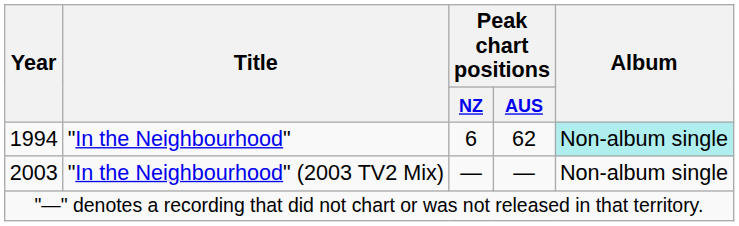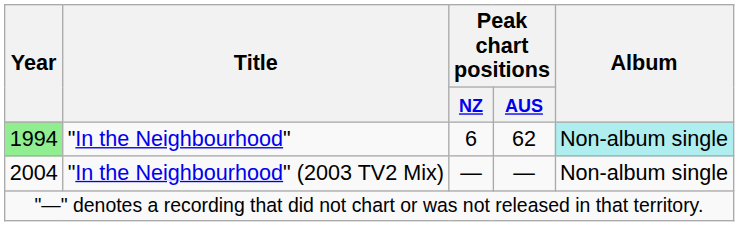(34, 138) no background -> (34, 138) lightgreen background
(34, 172) 2003 -> (34, 172) 2004
